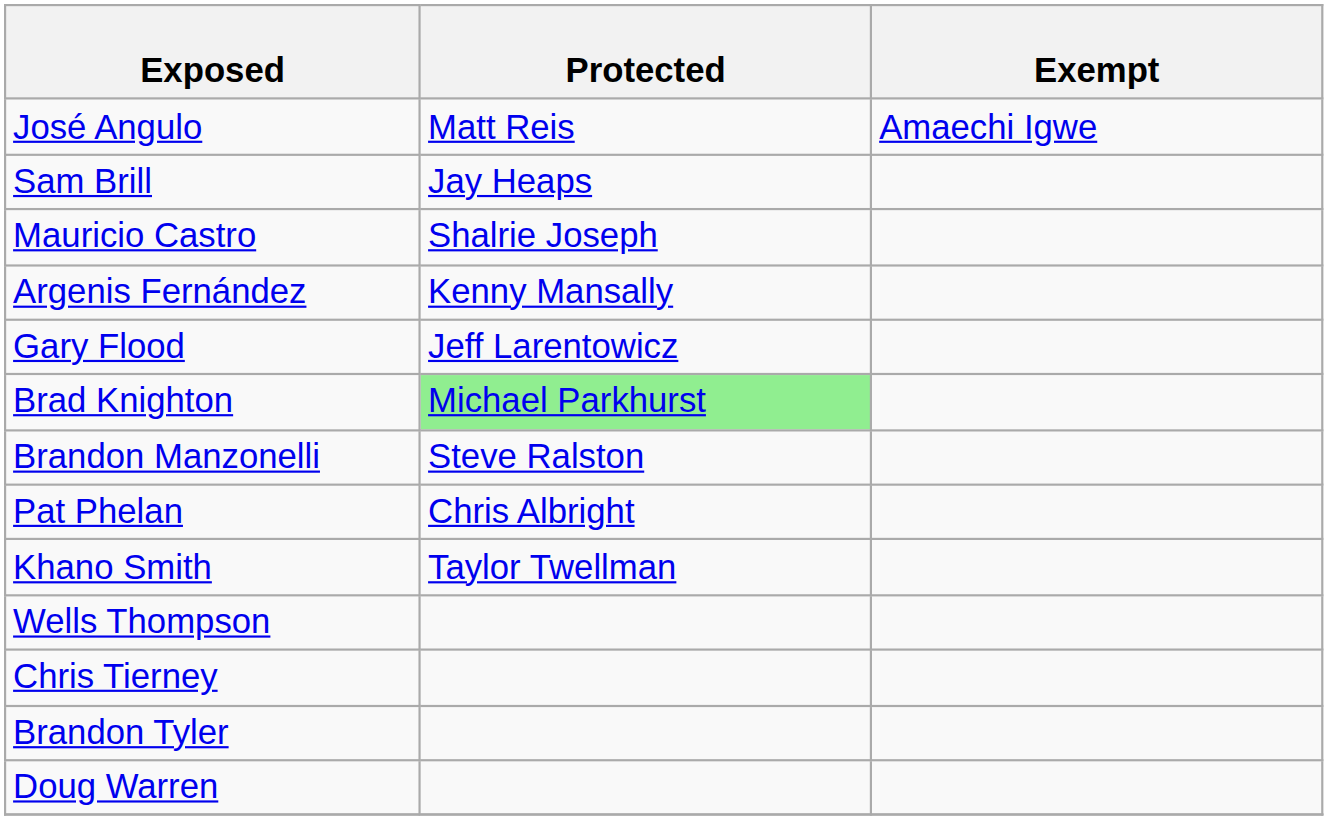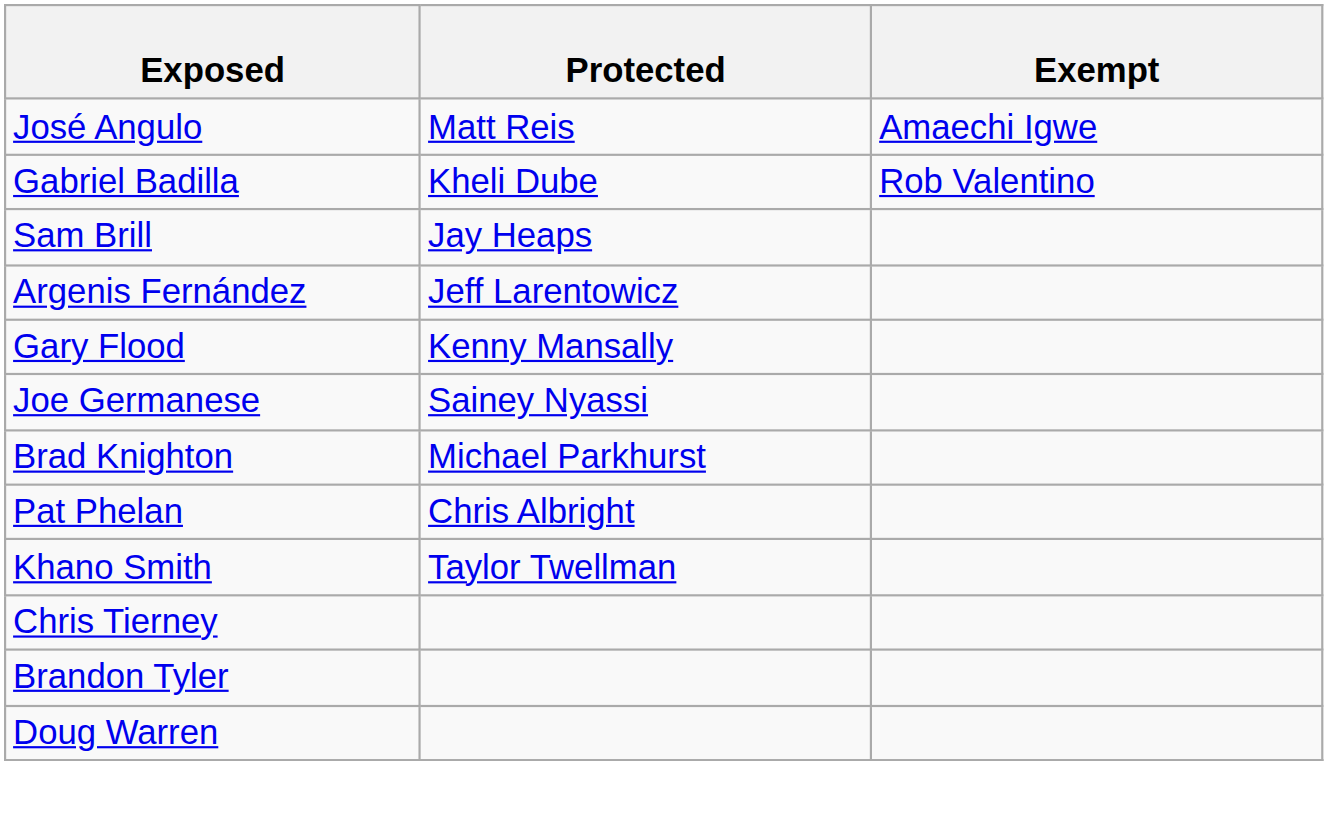+ row: (126, 181)
- row: (135, 236)
(551, 291) Kenny Mansally -> (553, 291) Jeff Larentowicz
(553, 346) Jeff Larentowicz -> (551, 346) Kenny Mansally
+ row: (137, 401)
(567, 401) lightgreen background -> (567, 456) no background
- row: (167, 456)
- row: (142, 621)
